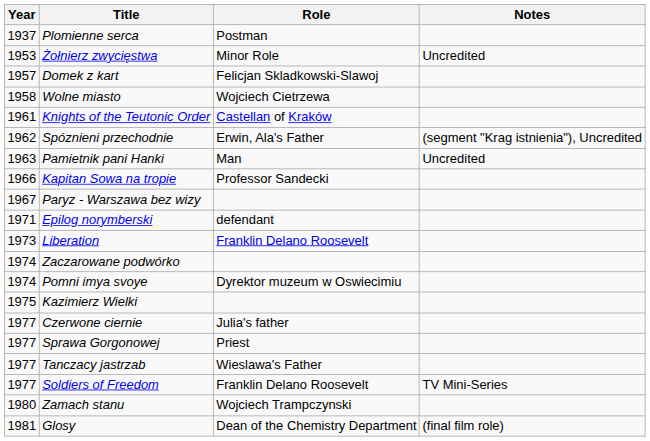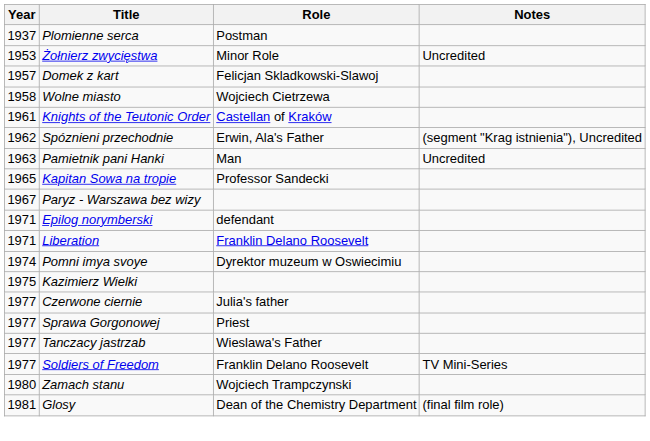(22, 179) 1966 -> (22, 179) 1965
(22, 240) 1973 -> (22, 240) 1971
- row: (111, 261)
